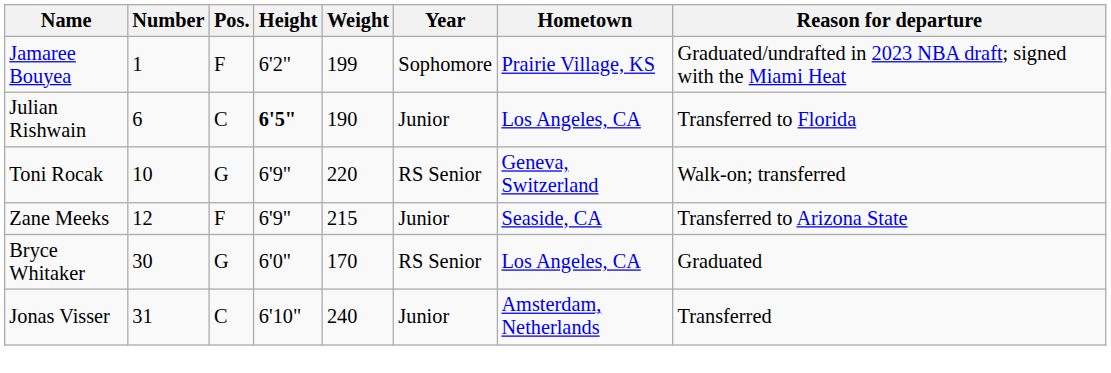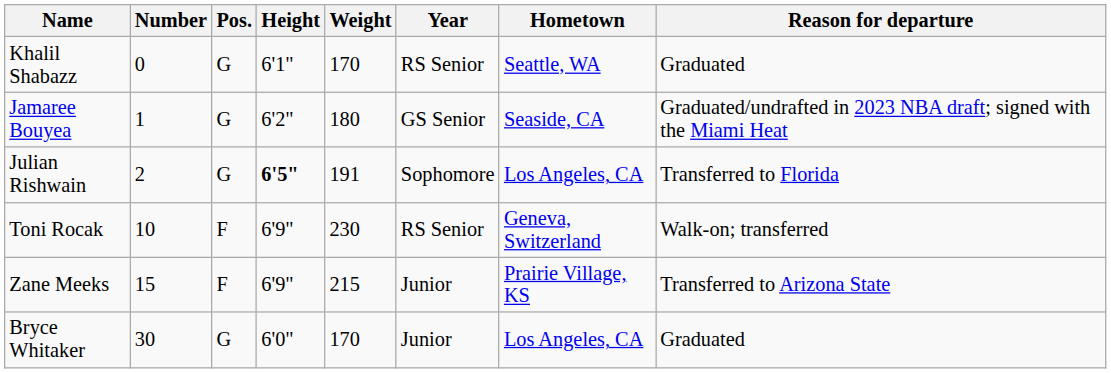+ row: (43, 64)
(220, 64) F -> (224, 119) G
(342, 64) 199 -> (345, 119) 180
(445, 64) Sophomore -> (443, 119) GS Senior
(578, 64) Prairie Village, KS -> (554, 119) Seaside, CA
(137, 119) 6 -> (140, 174) 2
(221, 119) C -> (224, 174) G
(342, 119) 190 -> (345, 174) 191
(424, 119) Junior -> (448, 174) Sophomore
(221, 174) G -> (222, 229) F
(342, 174) 220 -> (345, 229) 230
(142, 218) 12 -> (145, 284) 15
(552, 218) Seaside, CA -> (565, 284) Prairie Village, KS
(440, 261) RS Senior -> (426, 339) Junior
- row: (60, 316)
